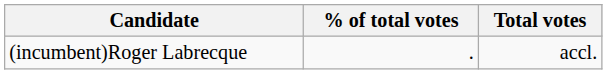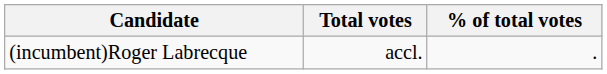columns swapped: (540, 20) <-> (391, 20)
